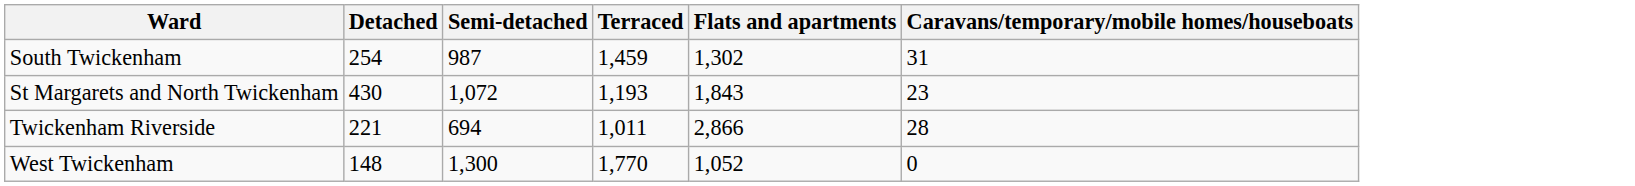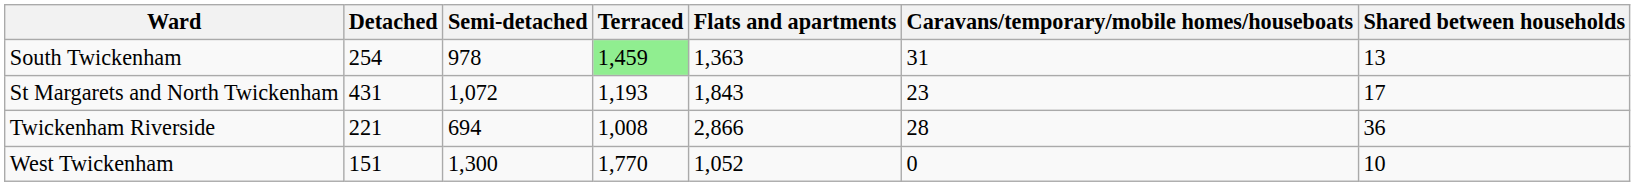+ column: (1494, 22)
(465, 57) 987 -> (465, 57) 978
(623, 57) no background -> (623, 57) lightgreen background
(719, 57) 1,302 -> (719, 57) 1,363
(365, 92) 430 -> (365, 92) 431
(622, 127) 1,011 -> (623, 127) 1,008
(365, 163) 148 -> (365, 163) 151
